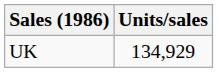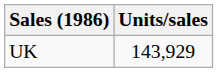(163, 51) 134,929 -> (163, 51) 143,929
